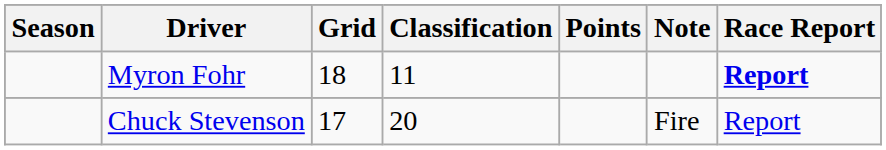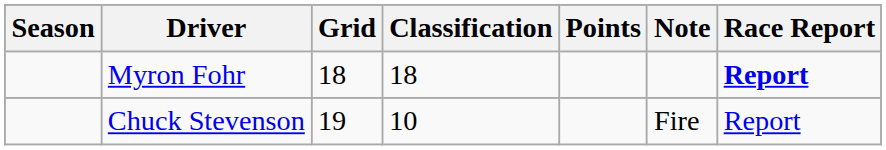(403, 74) 11 -> (403, 74) 18
(332, 121) 17 -> (332, 121) 19
(403, 121) 20 -> (403, 121) 10
